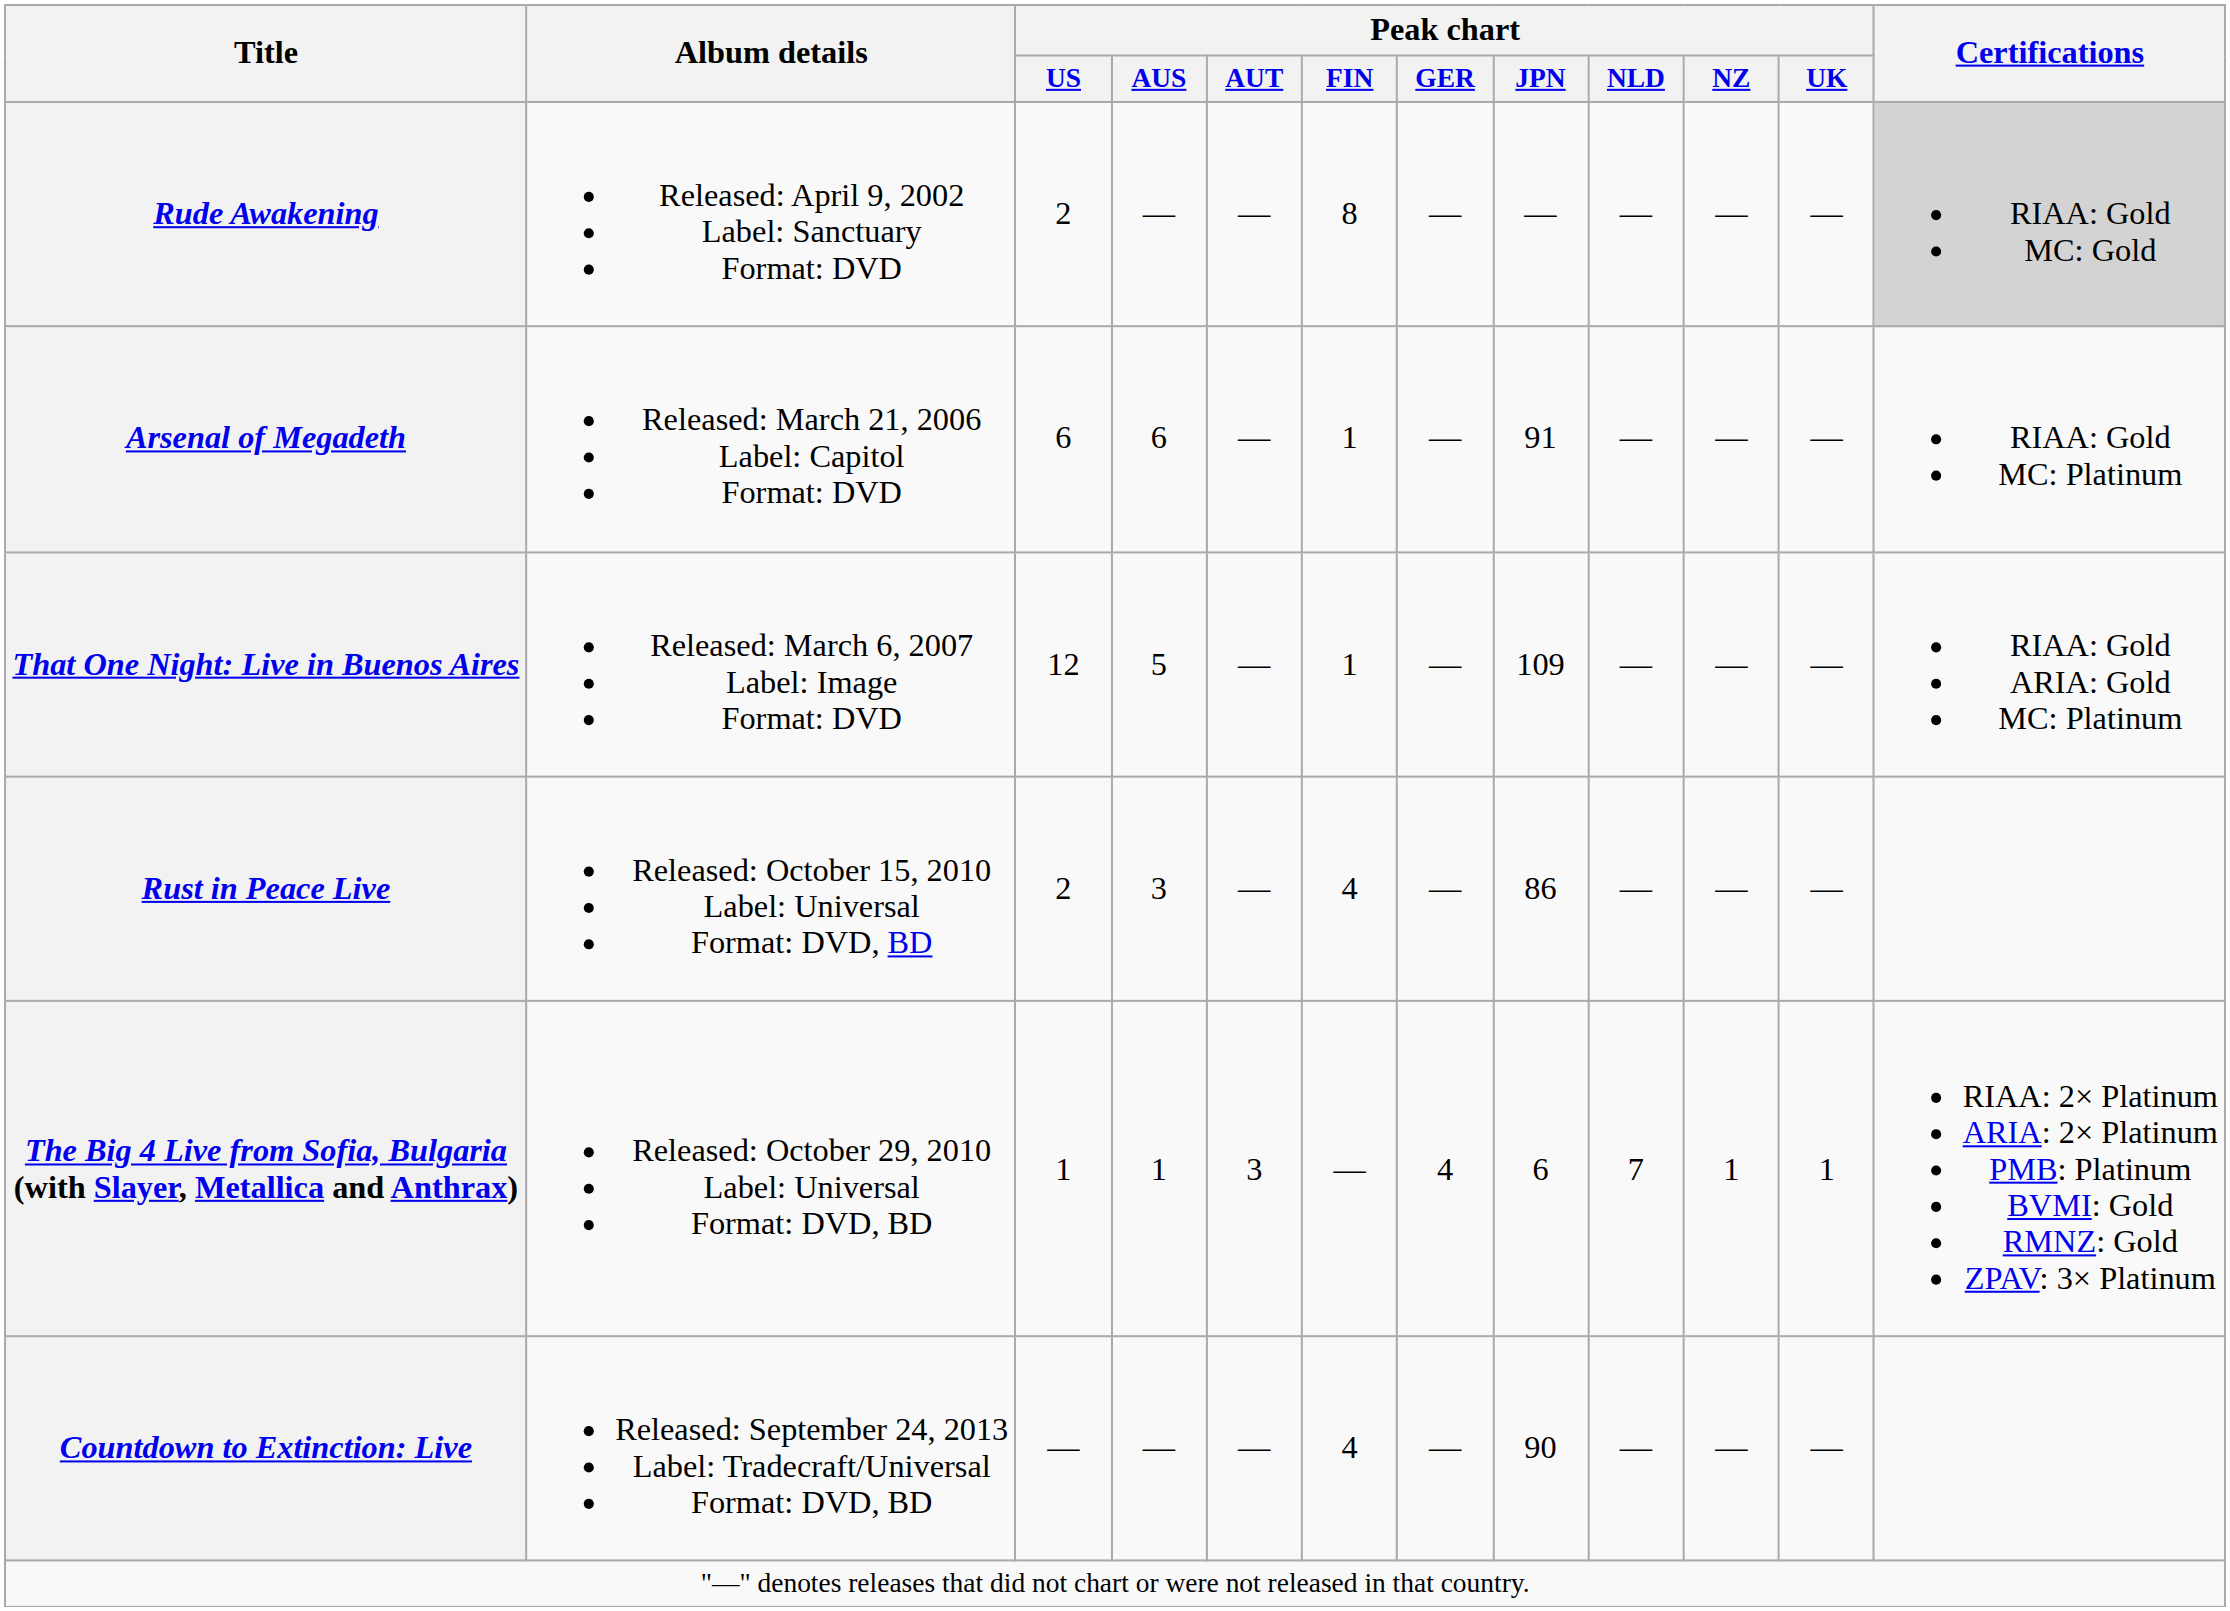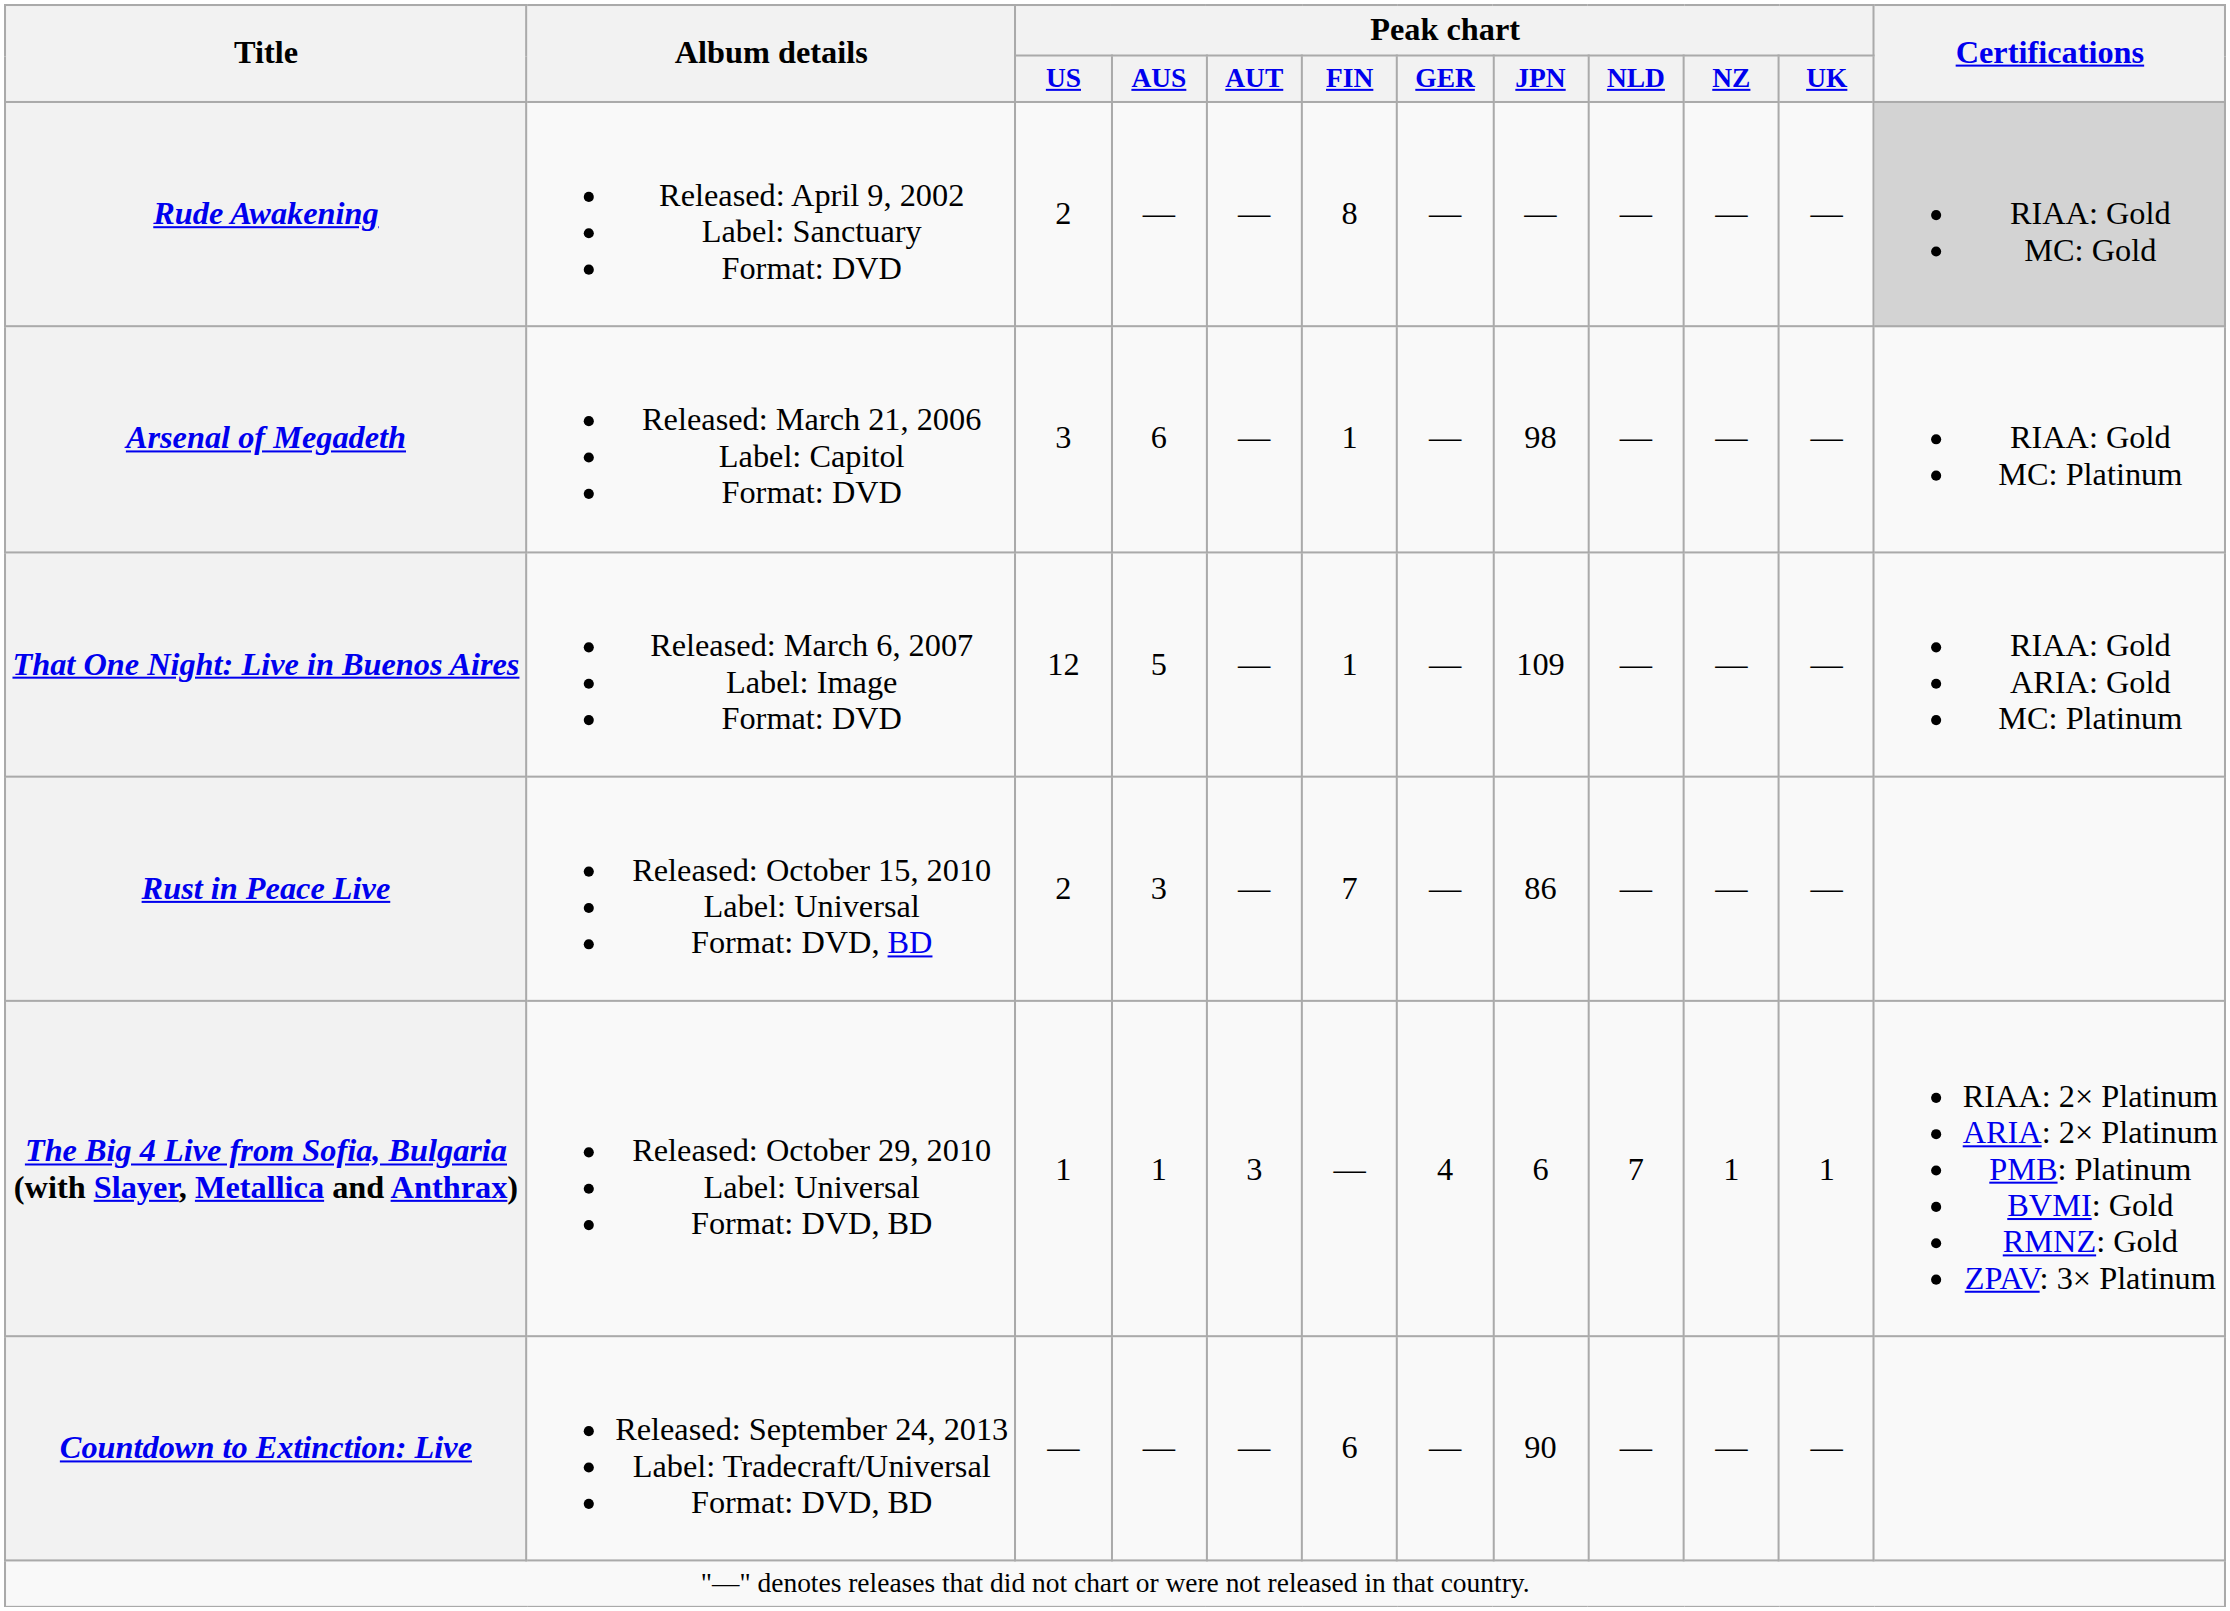(1063, 438) 6 -> (1063, 438) 3
(1540, 438) 91 -> (1540, 438) 98
(1350, 888) 4 -> (1350, 888) 7
(1350, 1447) 4 -> (1350, 1447) 6
